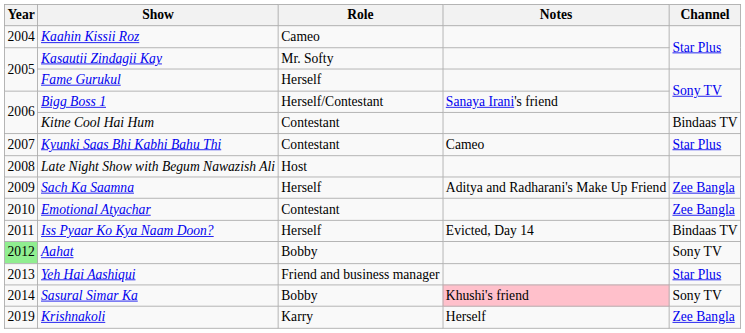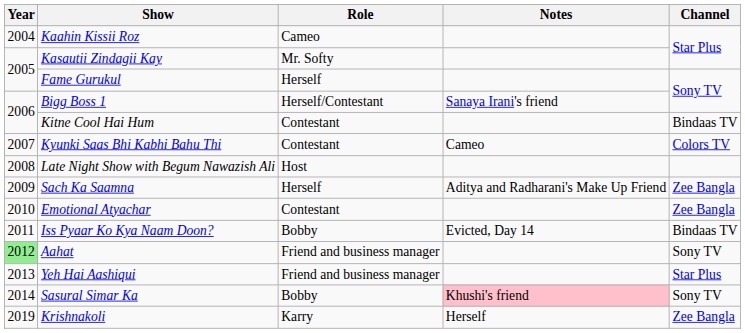(697, 144) Star Plus -> (701, 144) Colors TV
(301, 230) Herself -> (299, 230) Bobby
(299, 252) Bobby -> (360, 252) Friend and business manager
